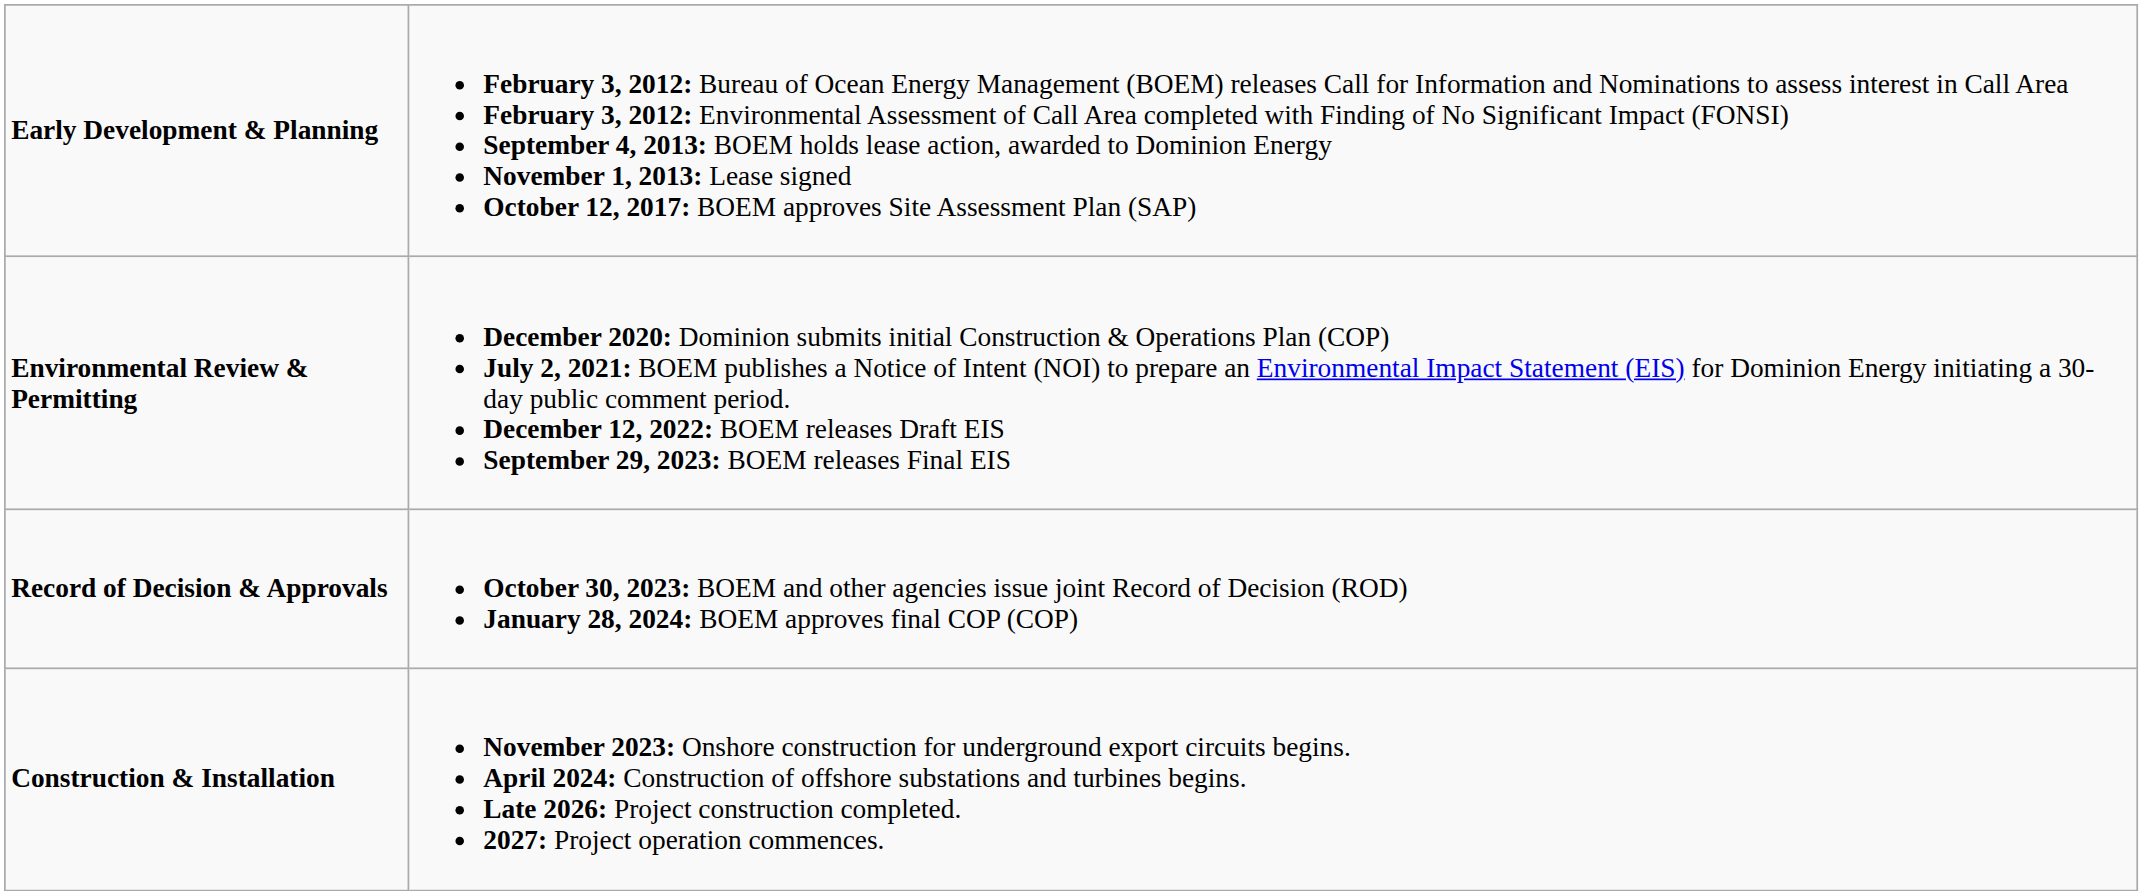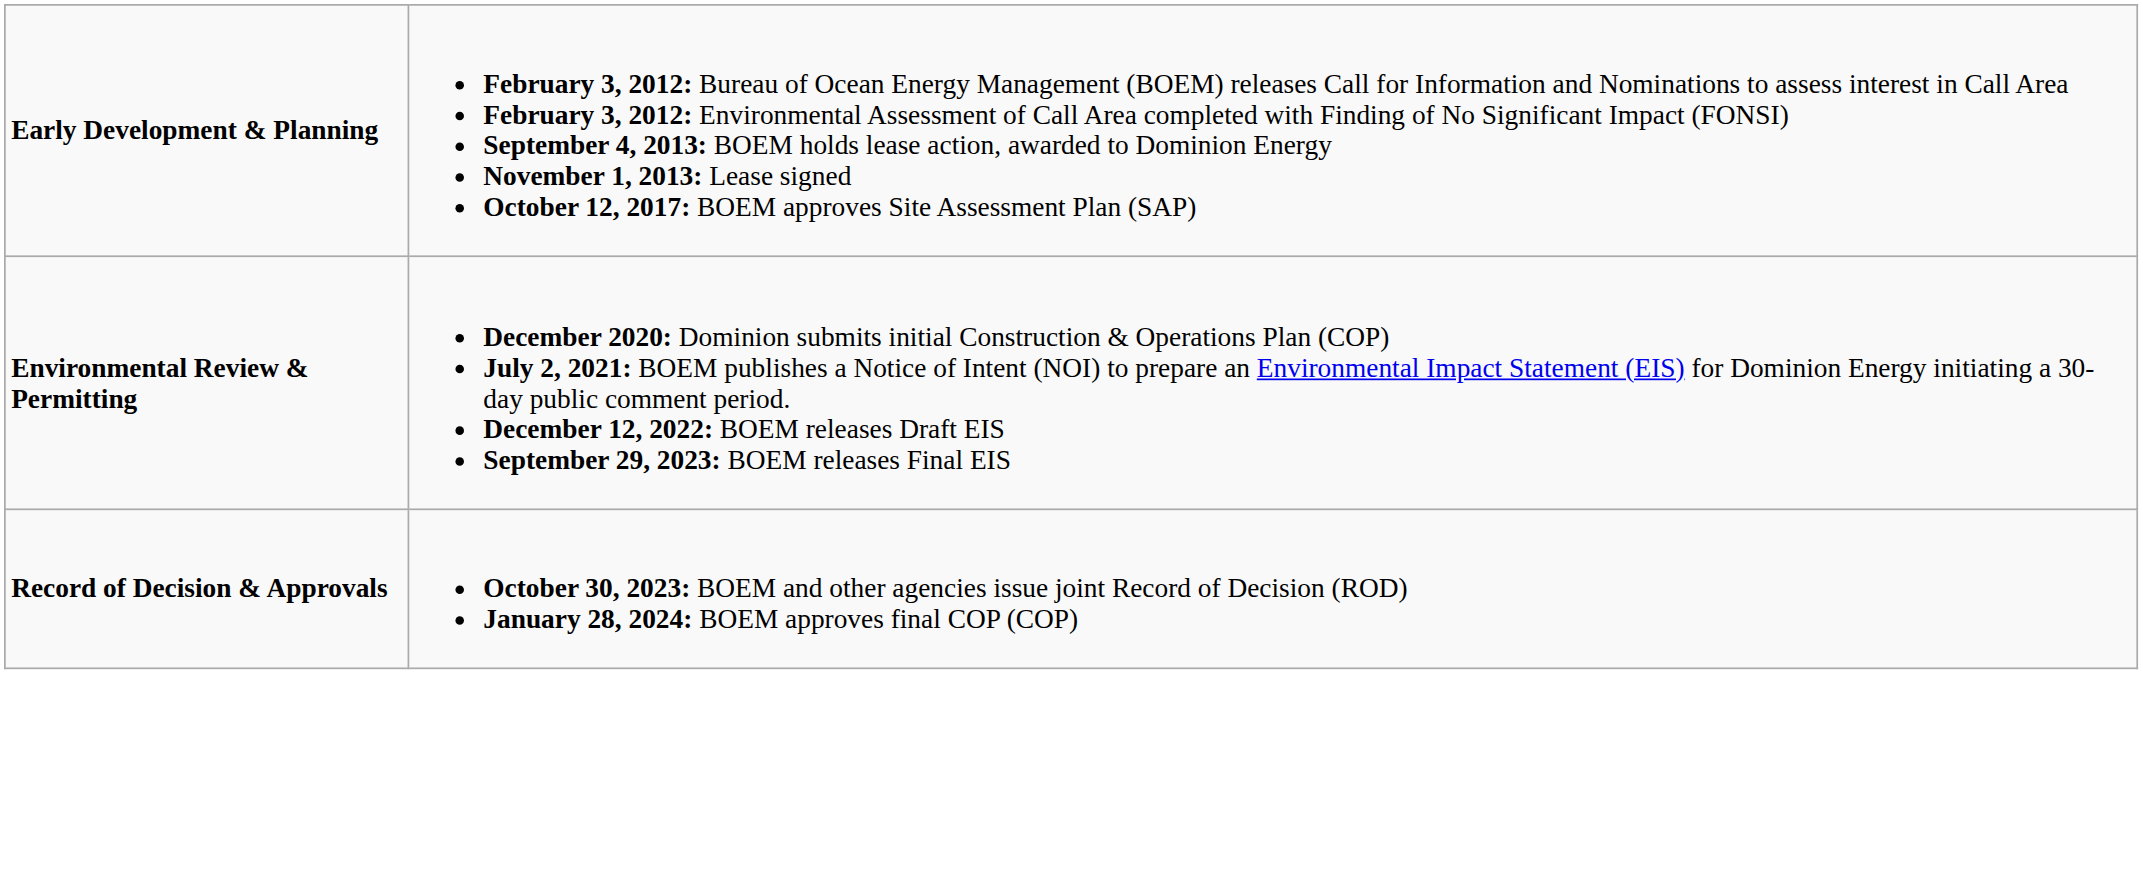- row: (173, 778)
